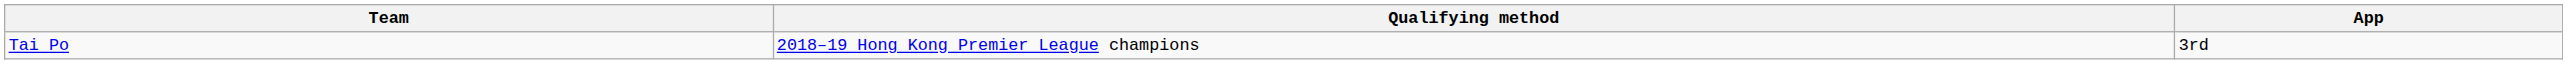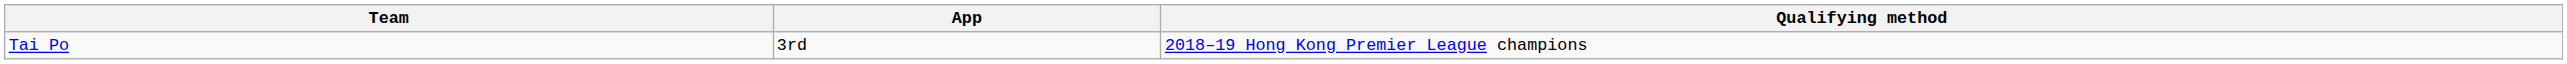columns swapped: (1474, 18) <-> (2369, 18)
